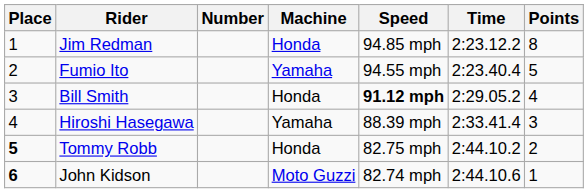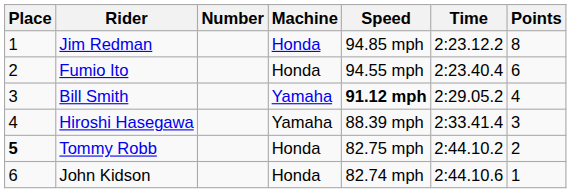(302, 70) Yamaha -> (296, 70) Honda
(533, 70) 5 -> (516, 70) 6
(296, 97) Honda -> (302, 97) Yamaha
(13, 175) bold -> (13, 175) normal
(314, 175) Moto Guzzi -> (296, 175) Honda
